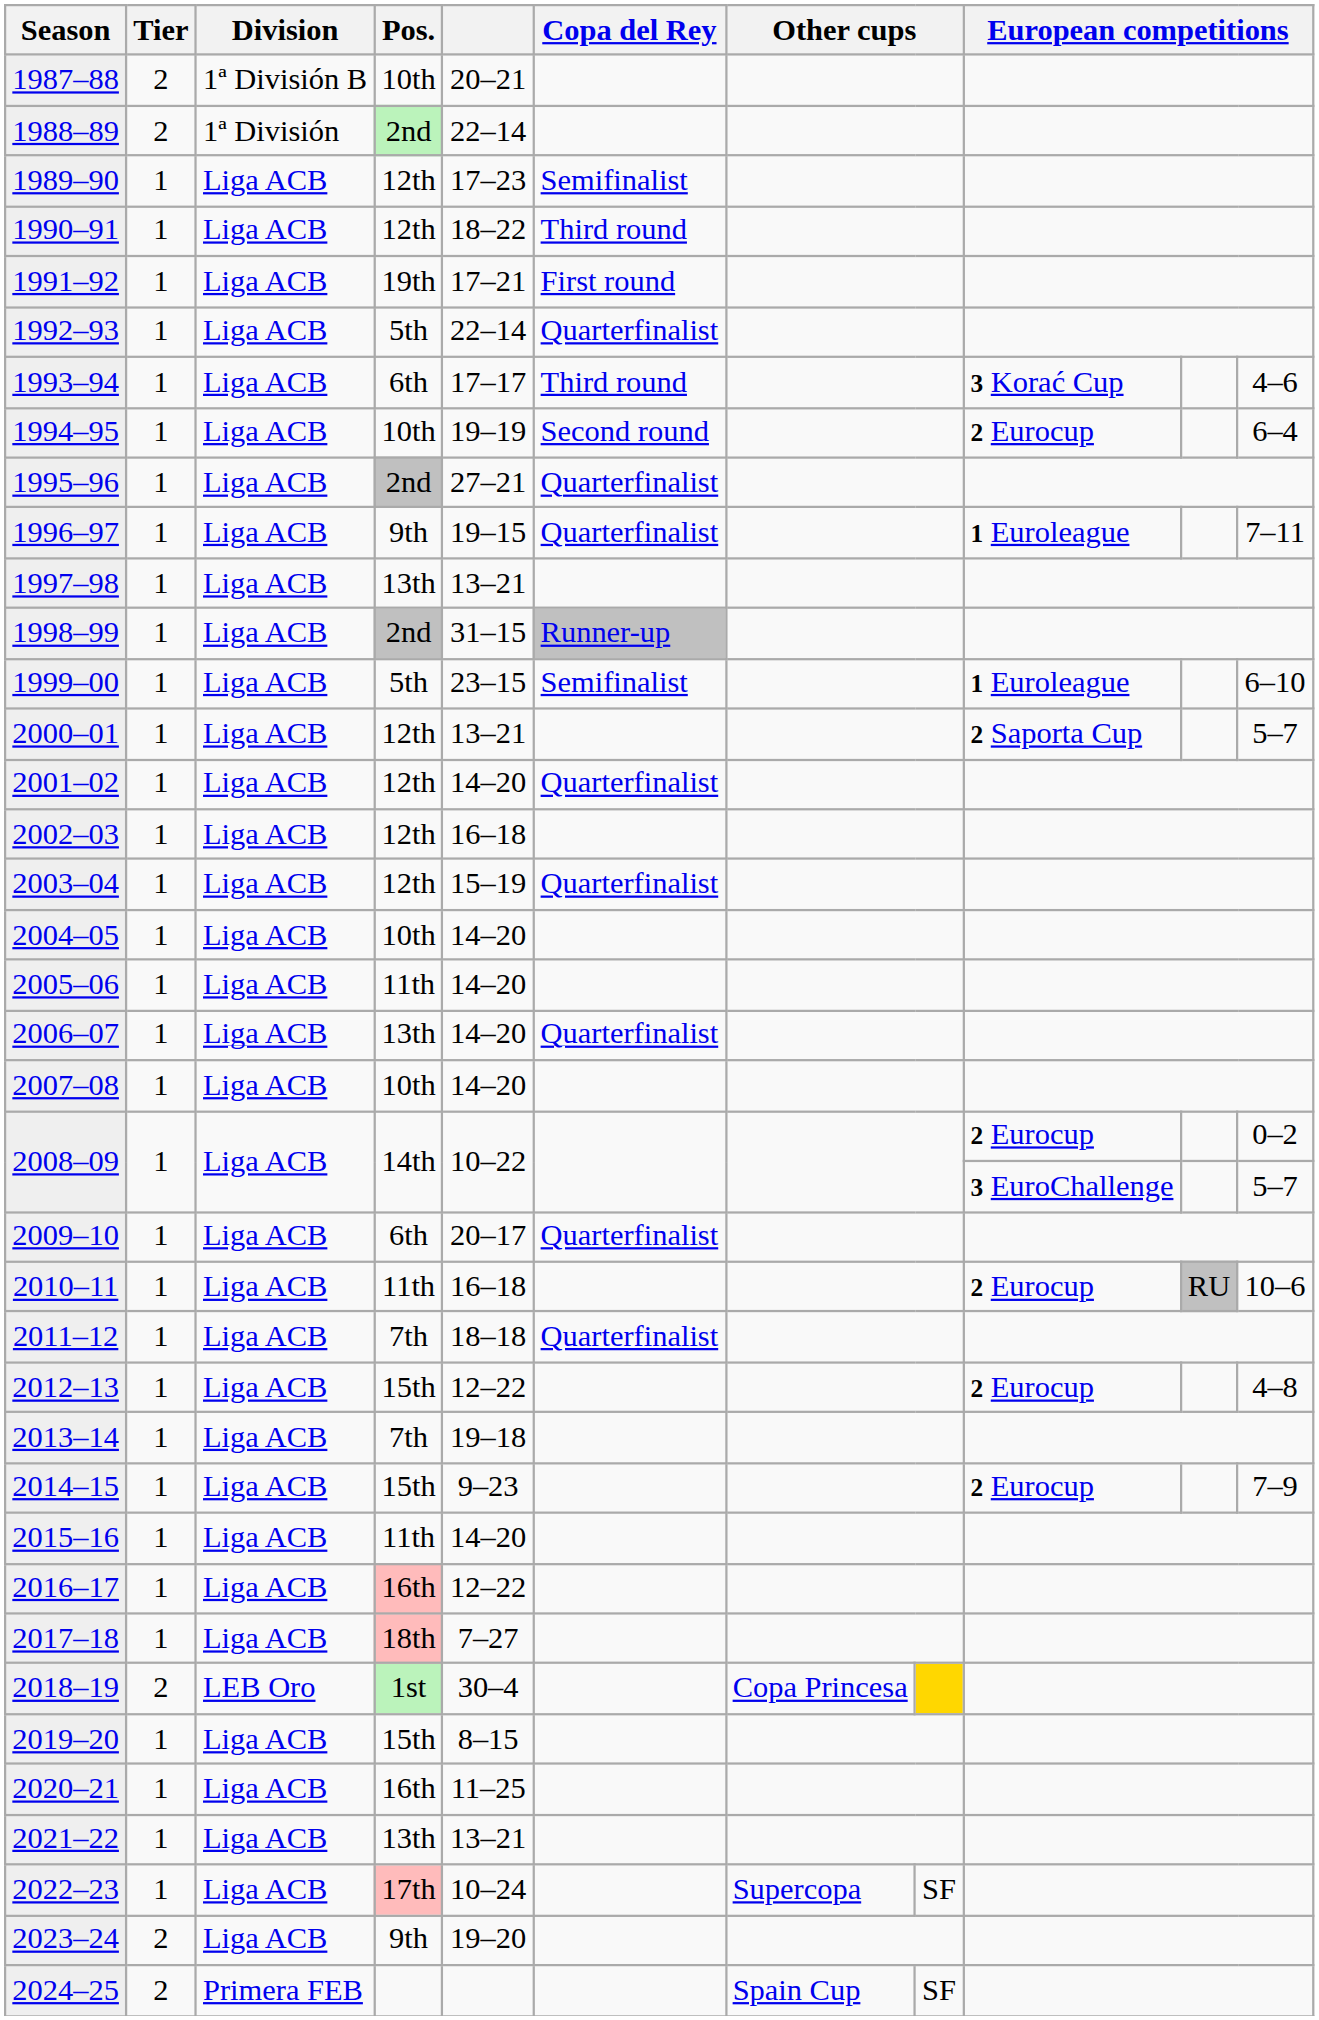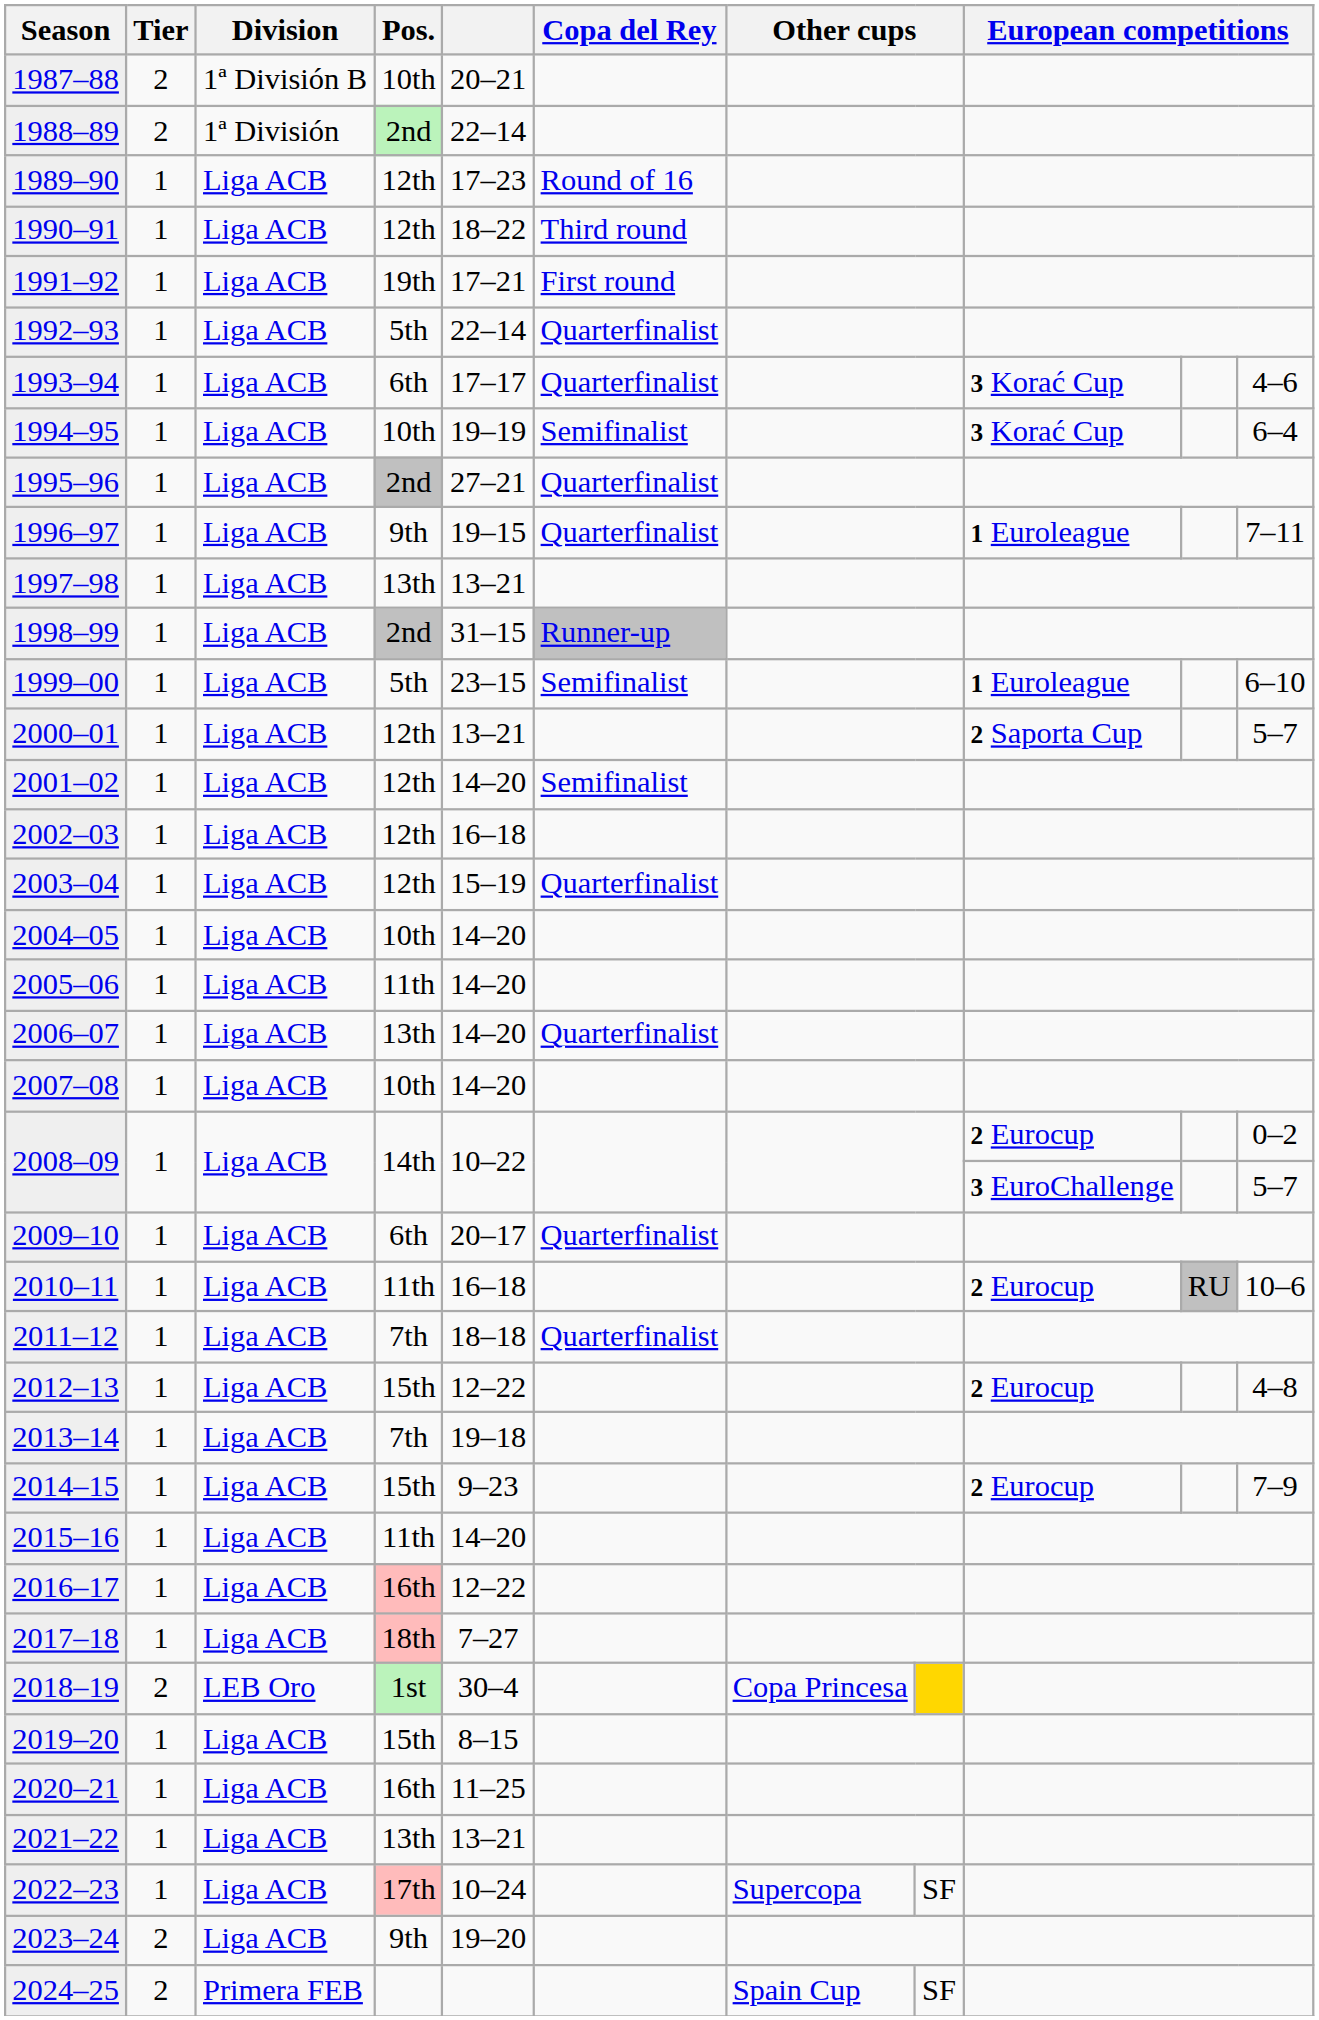(614, 180) Semifinalist -> (617, 180) Round of 16
(614, 381) Third round -> (629, 381) Quarterfinalist
(625, 431) Second round -> (614, 431) Semifinalist
(1032, 431) 2 Eurocup -> (1047, 431) 3 Korać Cup
(629, 783) Quarterfinalist -> (614, 783) Semifinalist
